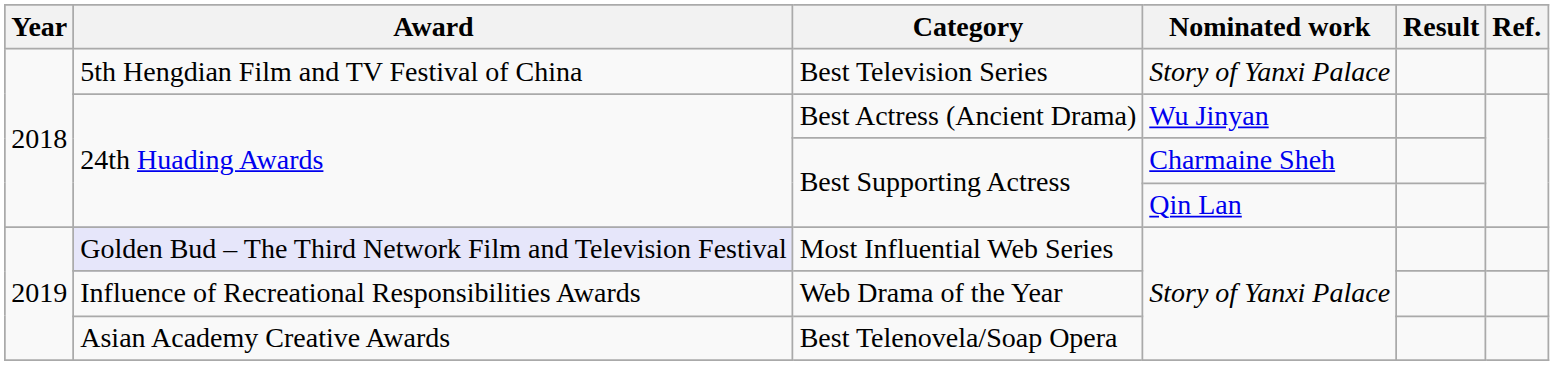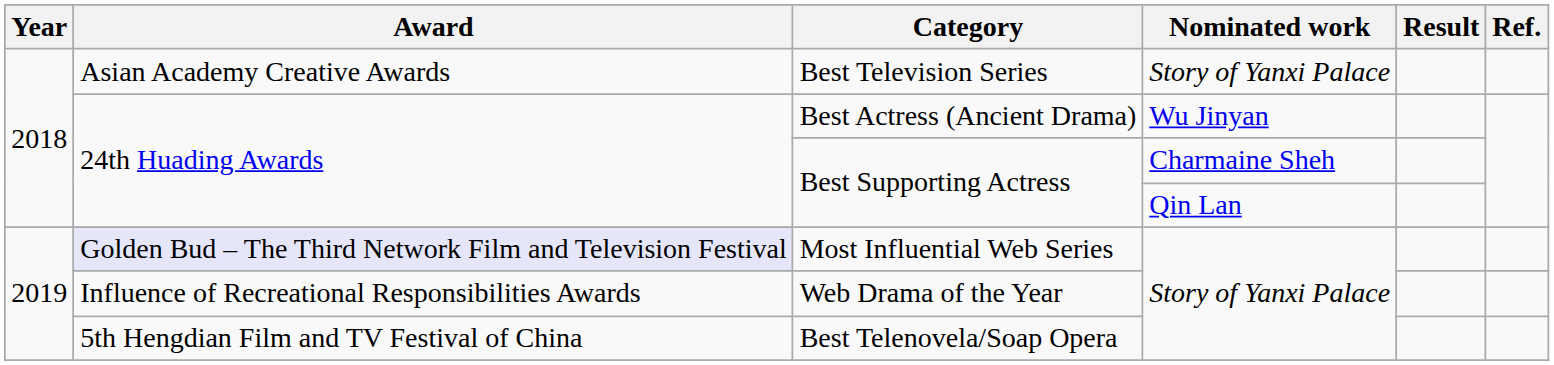(331, 71) 5th Hengdian Film and TV Festival of China -> (265, 71) Asian Academy Creative Awards
(265, 337) Asian Academy Creative Awards -> (331, 337) 5th Hengdian Film and TV Festival of China
